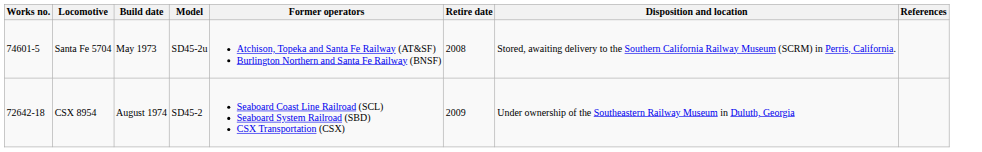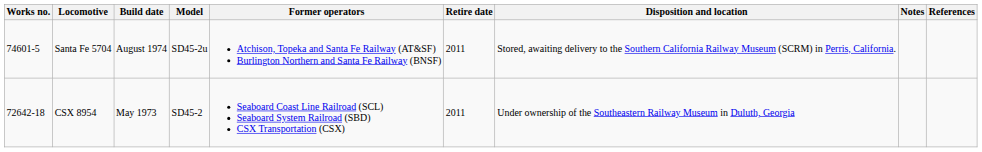+ column: (912, 12)
(136, 49) May 1973 -> (142, 49) August 1974
(456, 49) 2008 -> (456, 49) 2011
(142, 112) August 1974 -> (136, 112) May 1973
(456, 112) 2009 -> (456, 112) 2011
